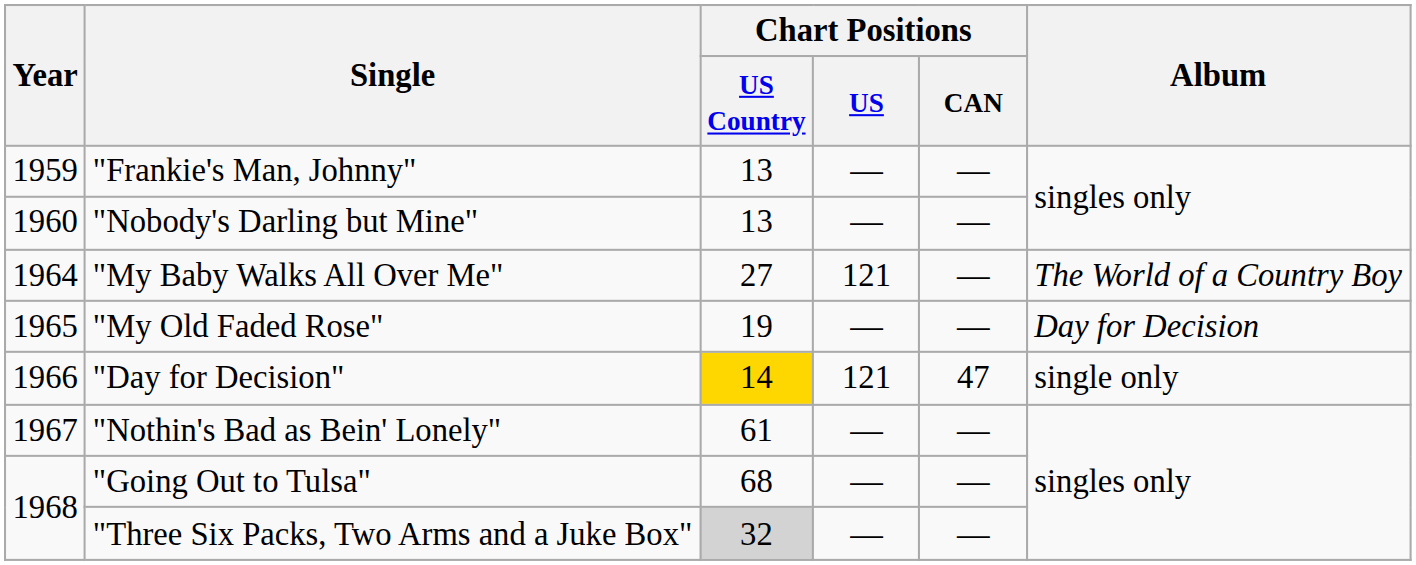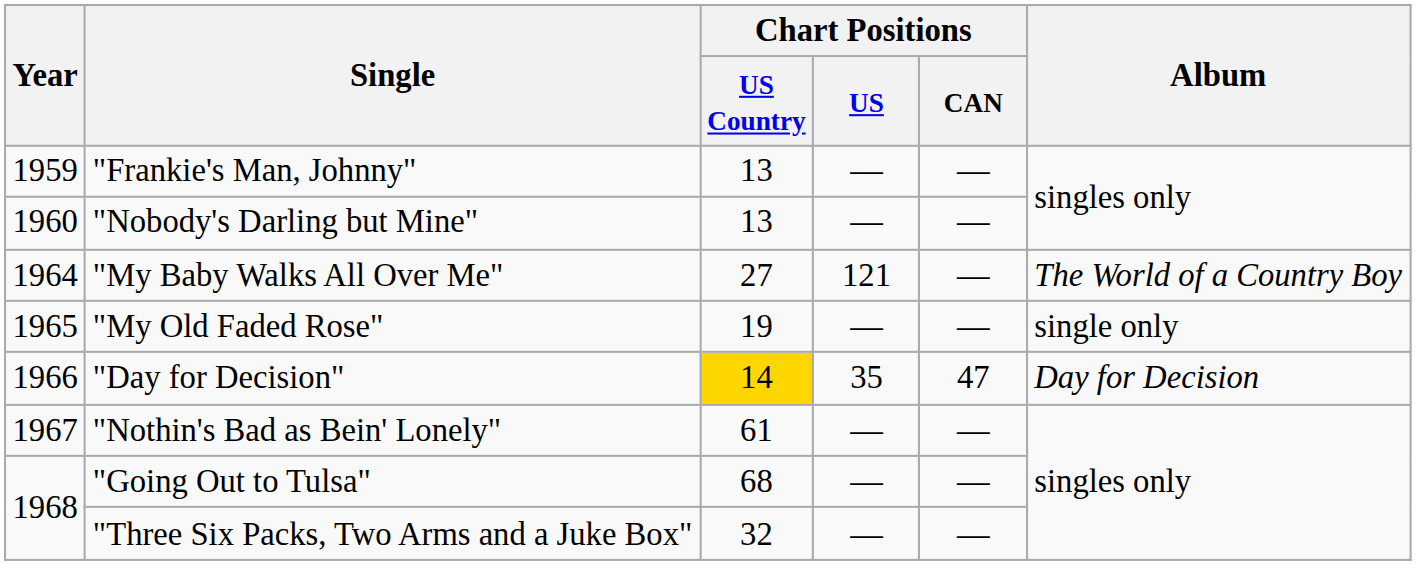(1147, 325) Day for Decision -> (1106, 325) single only
(867, 377) 121 -> (867, 377) 35
(1106, 377) single only -> (1147, 377) Day for Decision
(756, 532) lightgrey background -> (756, 532) no background
